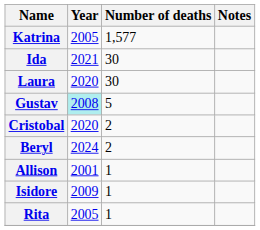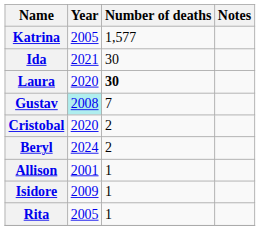(112, 81) normal -> (112, 81) bold
(108, 103) 5 -> (108, 103) 7
